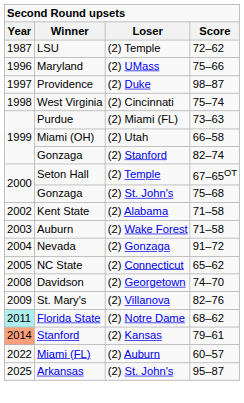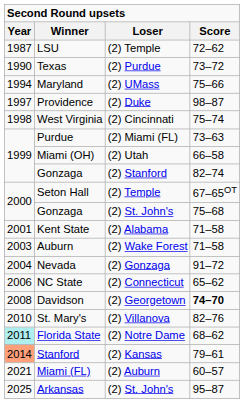+ row: (52, 66)
(19, 66) 1996 -> (19, 84) 1994
(19, 211) 2002 -> (19, 229) 2001
(19, 265) 2005 -> (19, 282) 2006
(208, 282) normal -> (208, 300) bold
(19, 300) 2009 -> (19, 318) 2010
(19, 353) 2022 -> (19, 371) 2021
